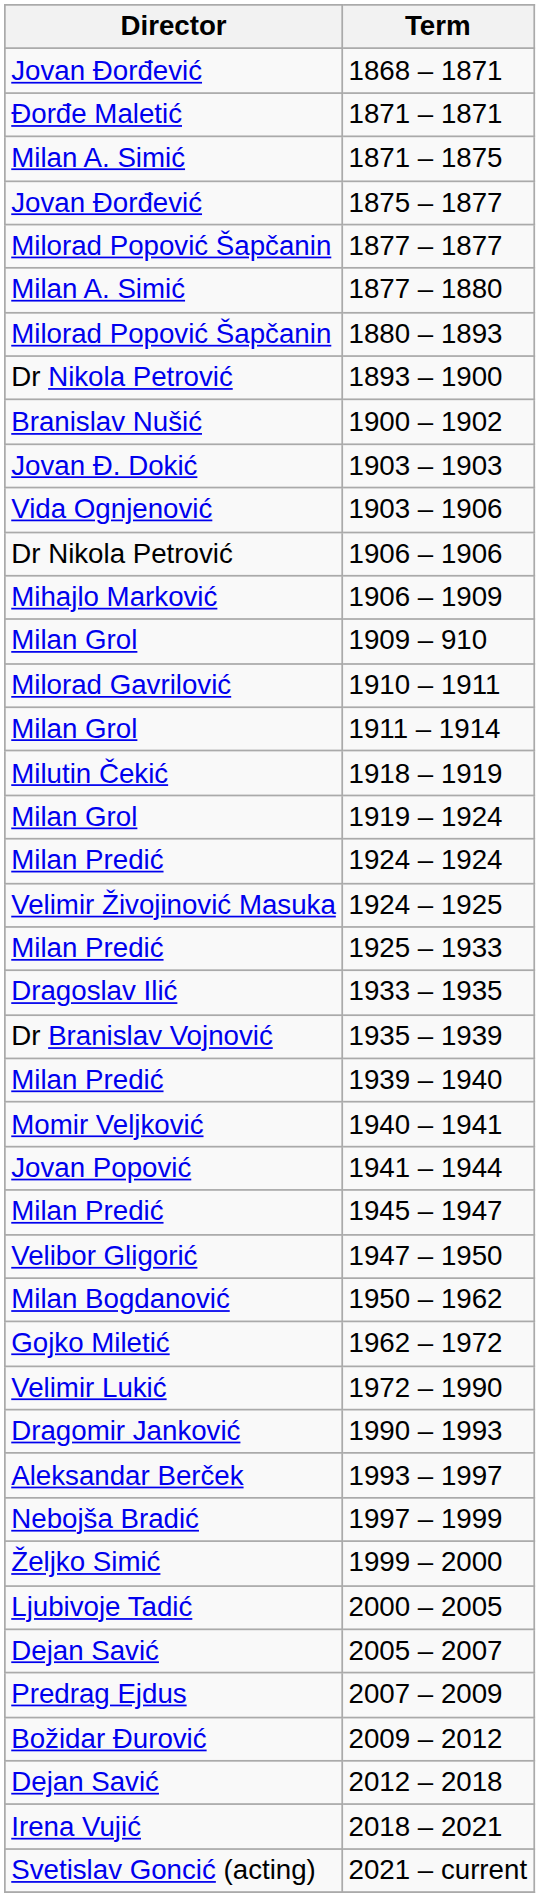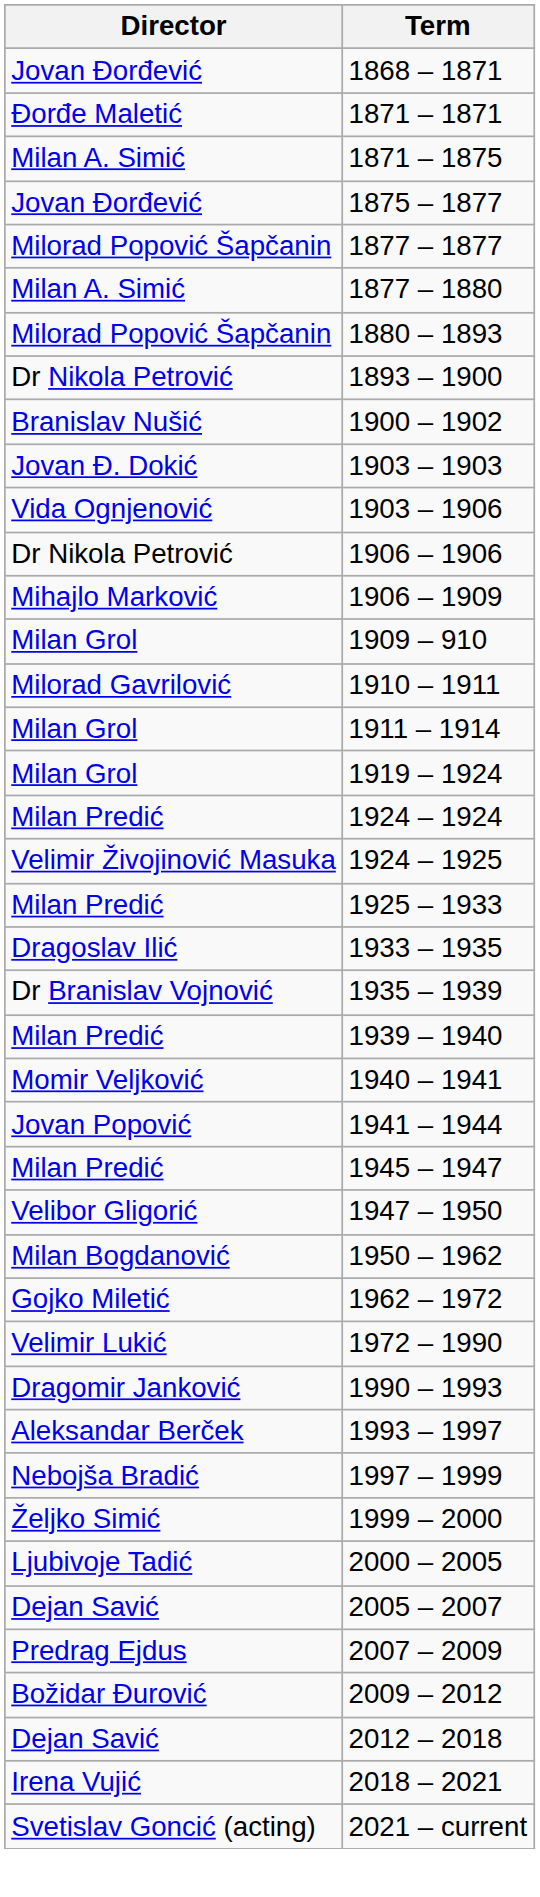- row: (426, 772)
